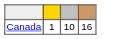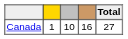+ column: (109, 12)
